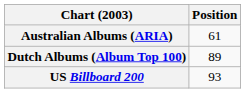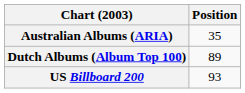(215, 35) 61 -> (215, 35) 35
